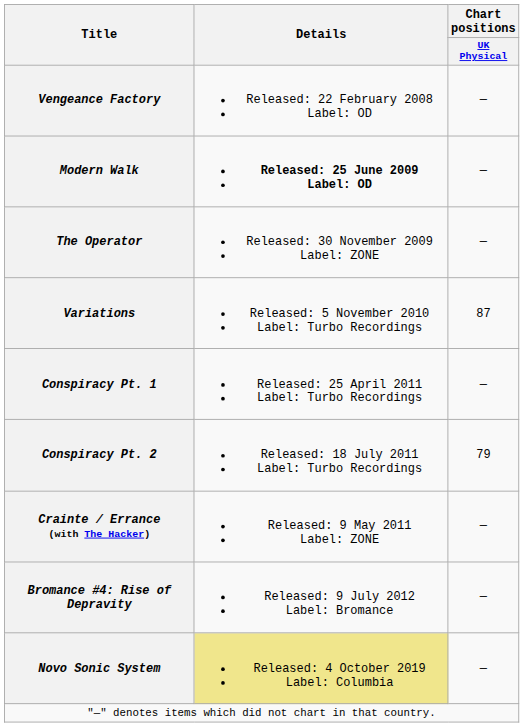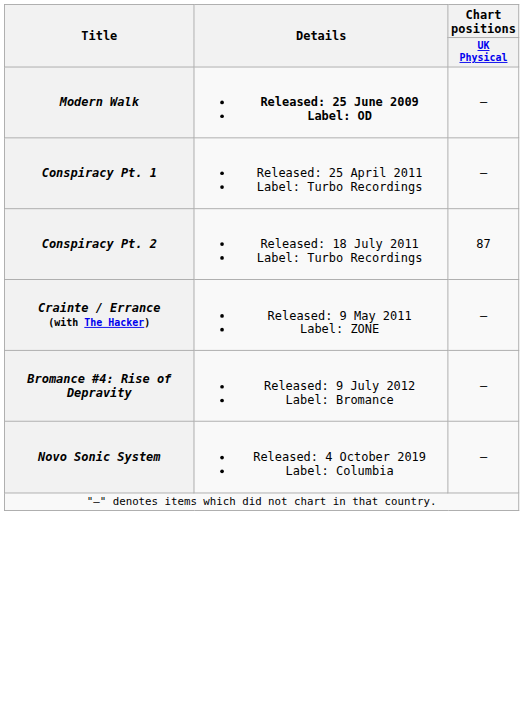- row: (99, 100)
- row: (99, 242)
- row: (99, 313)
(483, 455) 79 -> (483, 244) 87
(321, 675) khaki background -> (321, 464) no background
